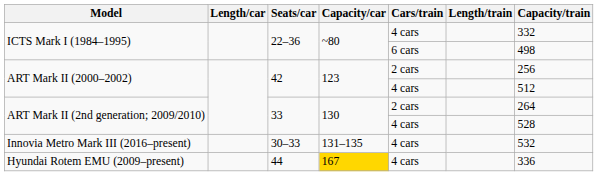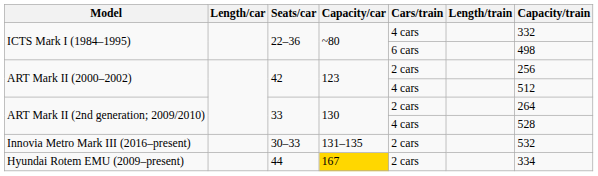(405, 143) 4 cars -> (405, 143) 2 cars
(405, 161) 4 cars -> (405, 161) 2 cars
(526, 161) 336 -> (526, 161) 334
